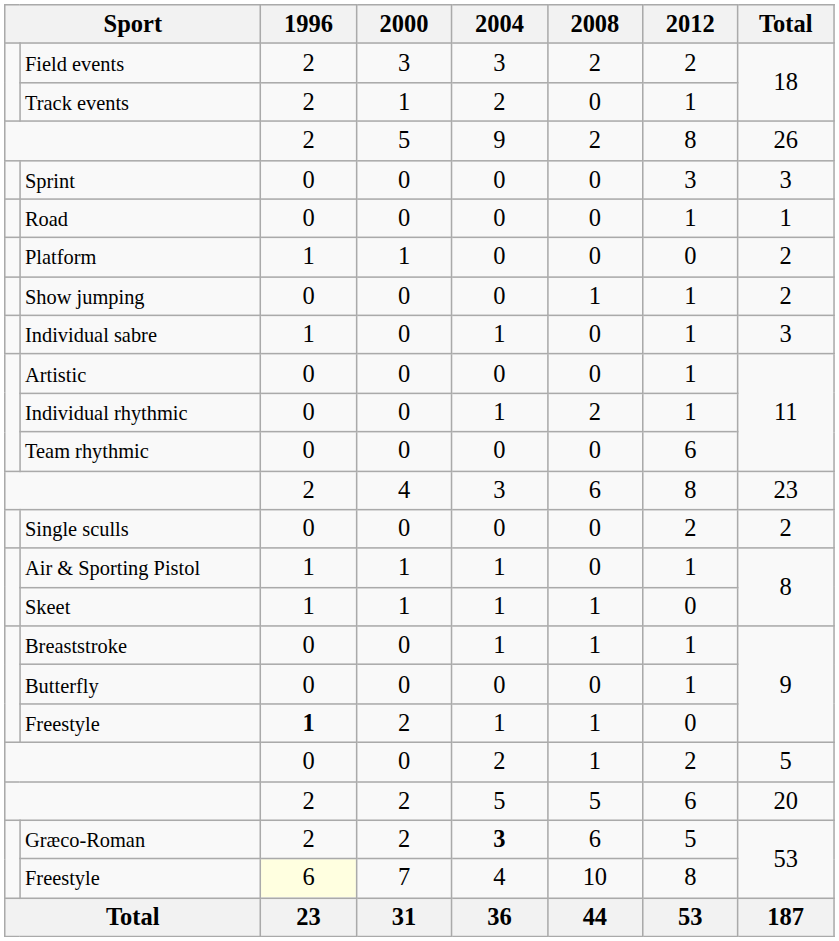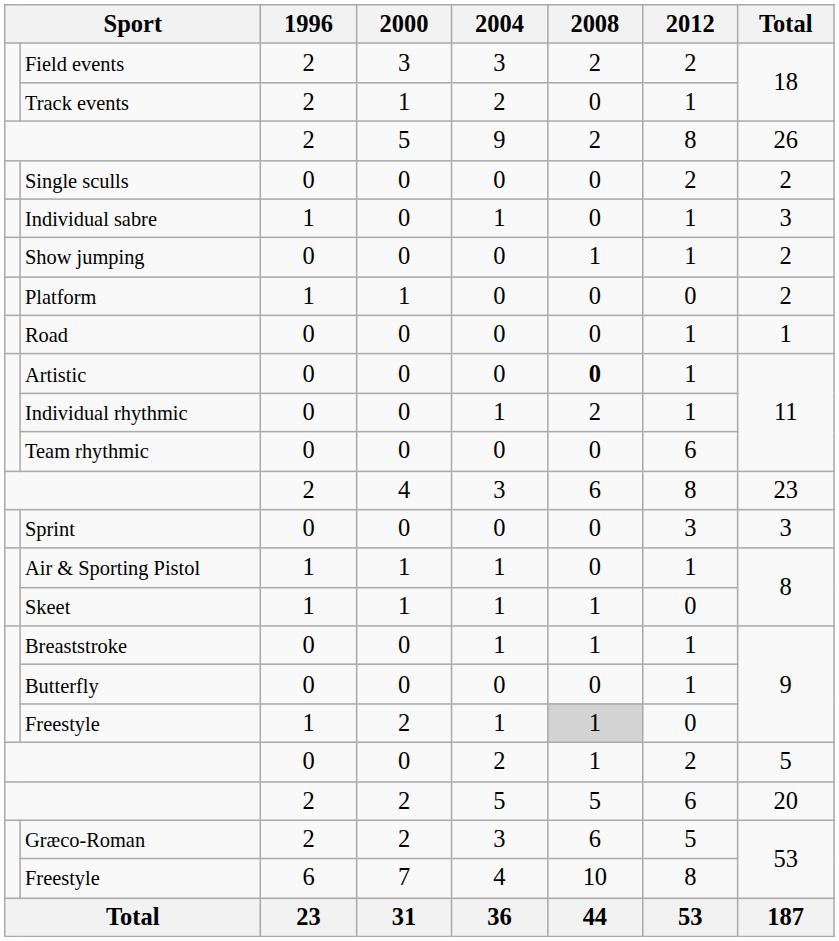rows swapped: (50, 180) <-> (77, 530)
rows swapped: (47, 219) <-> (91, 336)
rows swapped: (61, 258) <-> (85, 297)
(595, 373) normal -> (595, 373) bold
(309, 722) bold -> (309, 722) normal
(595, 722) no background -> (595, 722) lightgrey background
(499, 839) bold -> (499, 839) normal
(309, 878) lightyellow background -> (309, 878) no background
